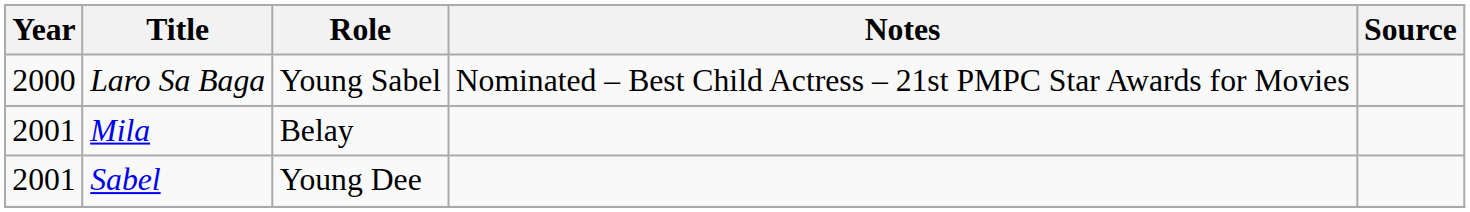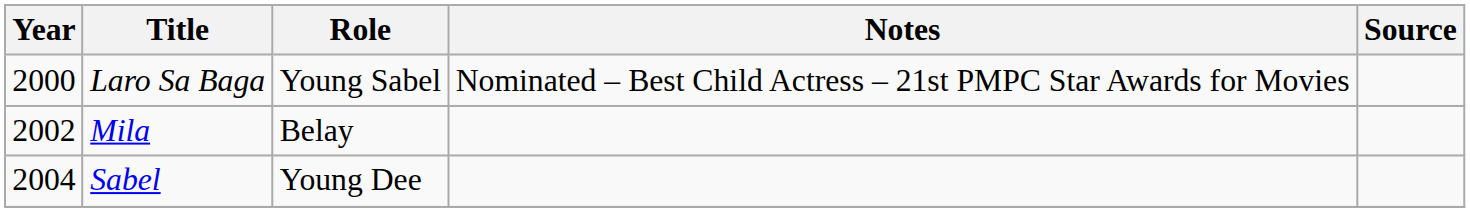(44, 130) 2001 -> (44, 130) 2002
(44, 180) 2001 -> (44, 180) 2004
